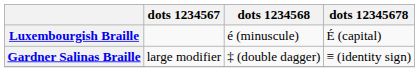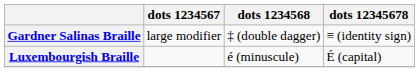rows swapped: (74, 56) <-> (74, 35)
